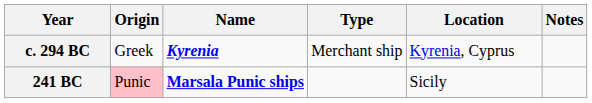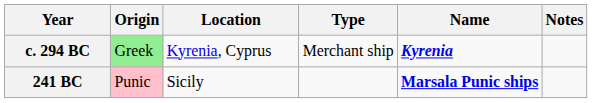columns swapped: (235, 20) <-> (474, 20)
(134, 51) no background -> (134, 51) lightgreen background
